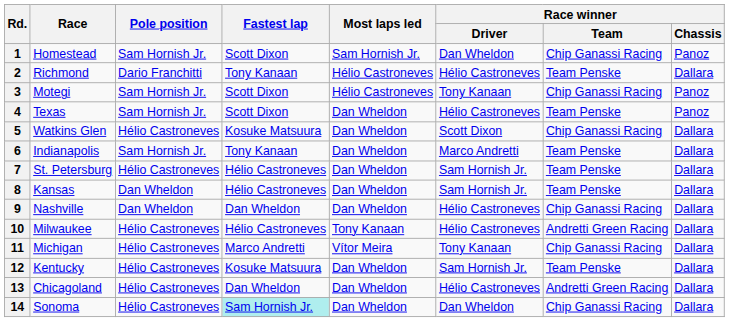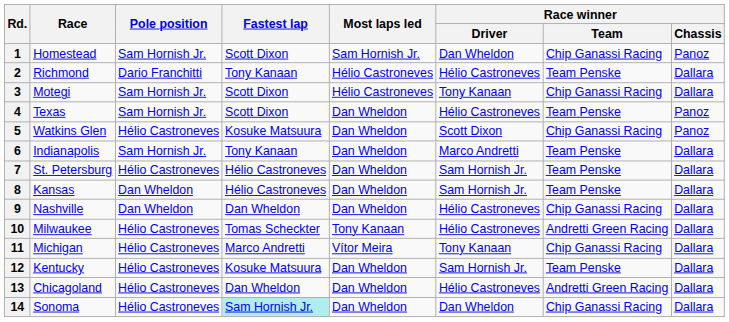(692, 92) Panoz -> (694, 92) Dallara
(694, 131) Dallara -> (692, 131) Panoz
(276, 228) Hélio Castroneves -> (272, 228) Tomas Scheckter
